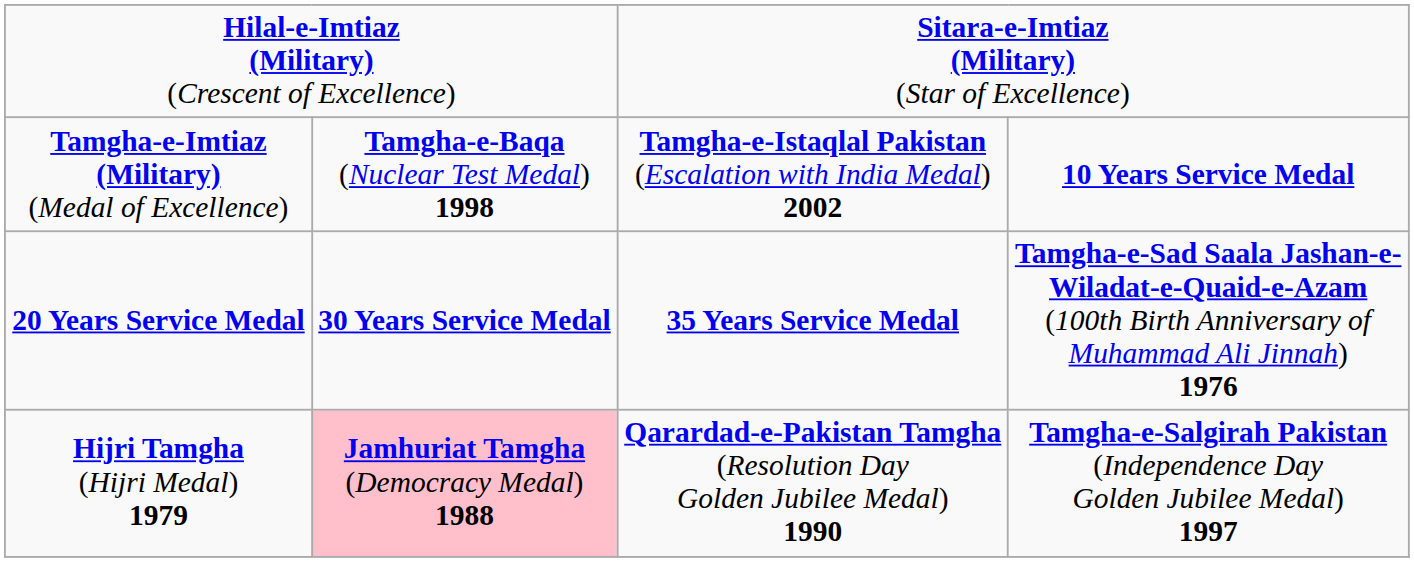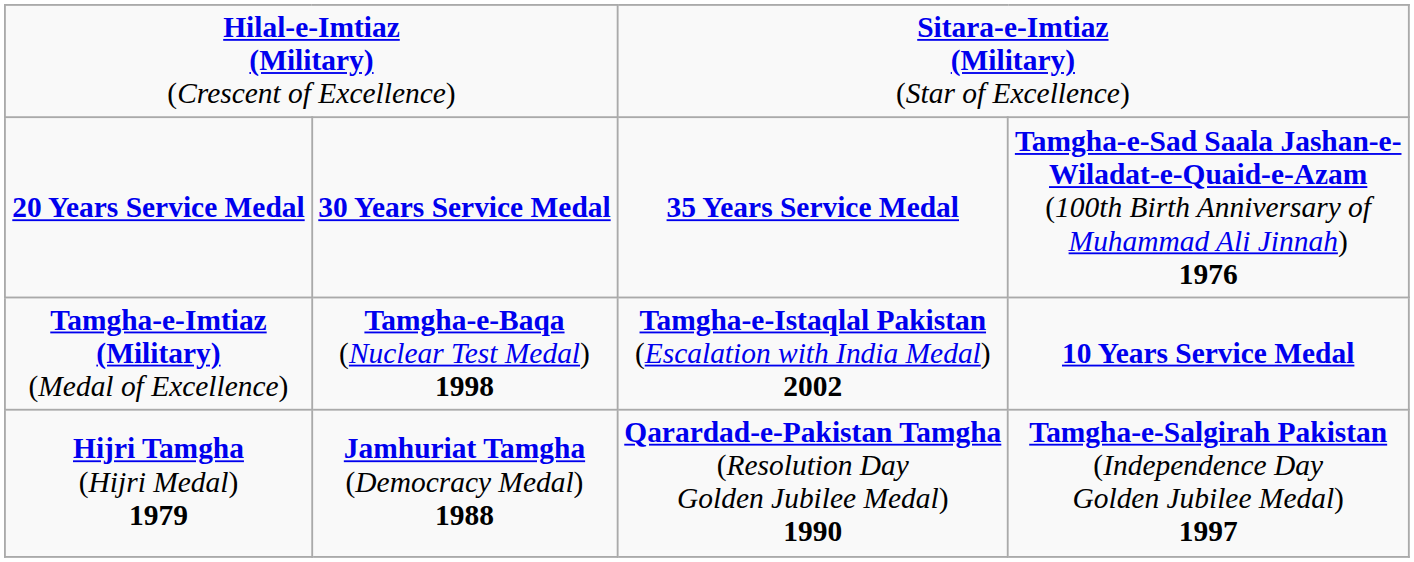rows swapped: (158, 173) <-> (158, 319)
(464, 482) pink background -> (464, 482) no background
